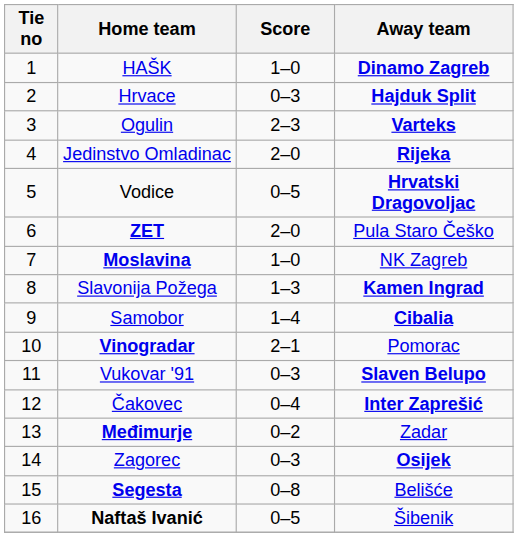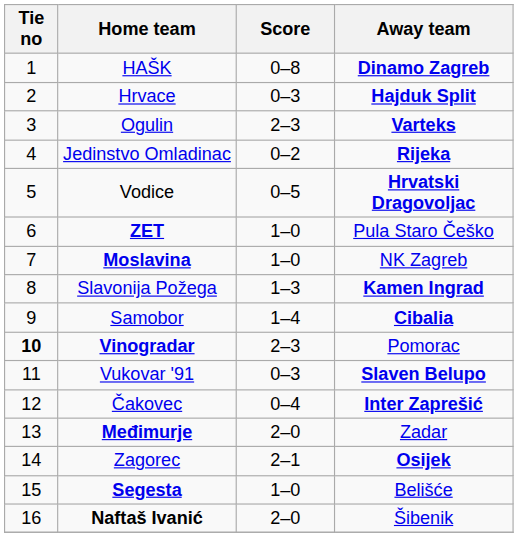(285, 67) 1–0 -> (285, 67) 0–8
(285, 153) 2–0 -> (285, 153) 0–2
(285, 231) 2–0 -> (285, 231) 1–0
(31, 346) normal -> (31, 346) bold
(285, 346) 2–1 -> (285, 346) 2–3
(285, 432) 0–2 -> (285, 432) 2–0
(285, 460) 0–3 -> (285, 460) 2–1
(285, 489) 0–8 -> (285, 489) 1–0
(285, 518) 0–5 -> (285, 518) 2–0
